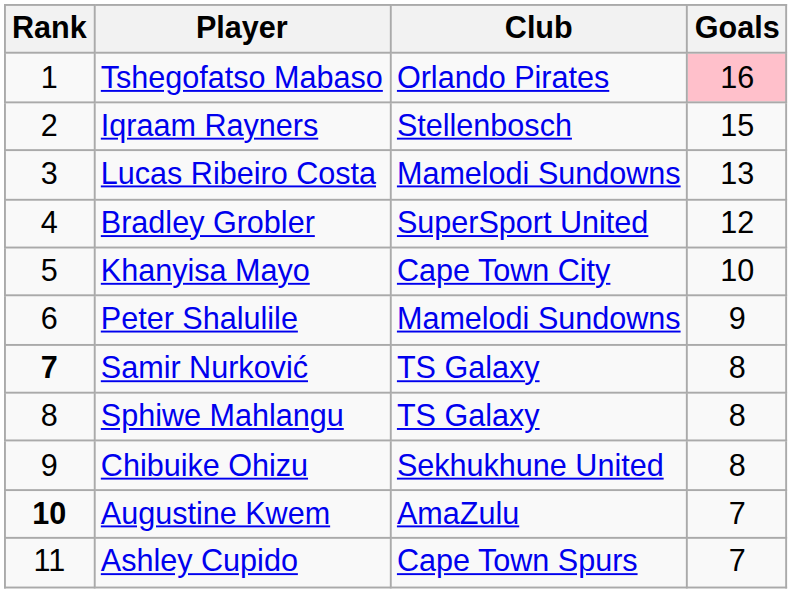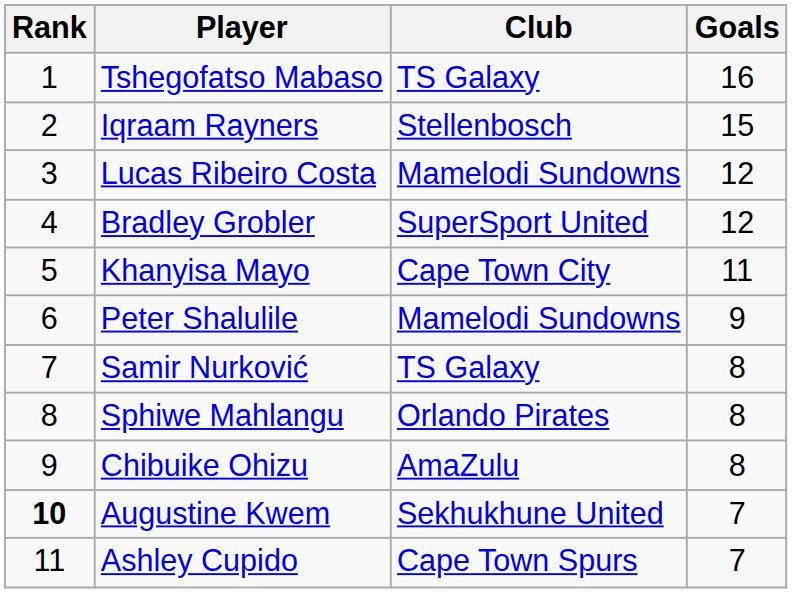(503, 77) Orlando Pirates -> (468, 77) TS Galaxy
(737, 77) pink background -> (737, 77) no background
(737, 174) 13 -> (737, 174) 12
(737, 271) 10 -> (737, 271) 11
(49, 367) bold -> (49, 367) normal
(468, 416) TS Galaxy -> (503, 416) Orlando Pirates
(530, 464) Sekhukhune United -> (458, 464) AmaZulu
(458, 513) AmaZulu -> (530, 513) Sekhukhune United
